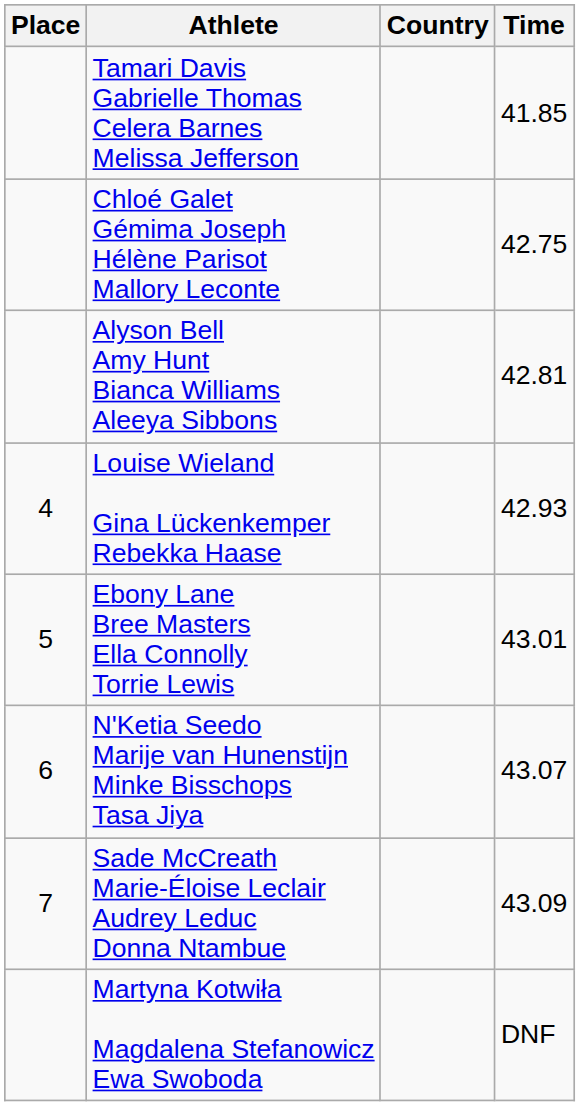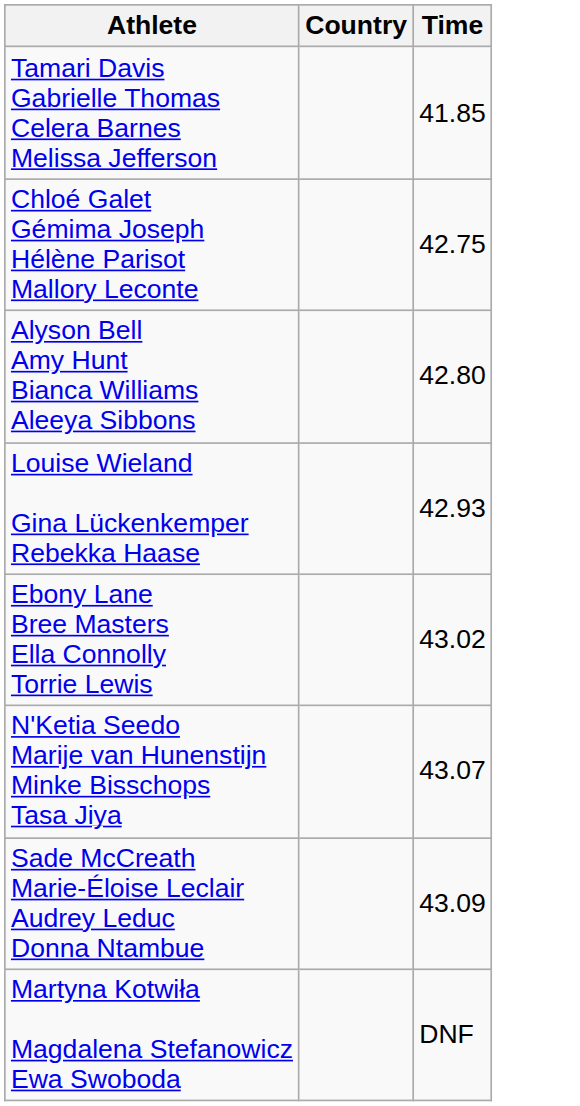- column: (46, 25)
(534, 376) 42.81 -> (452, 376) 42.80
(534, 639) 43.01 -> (452, 639) 43.02
